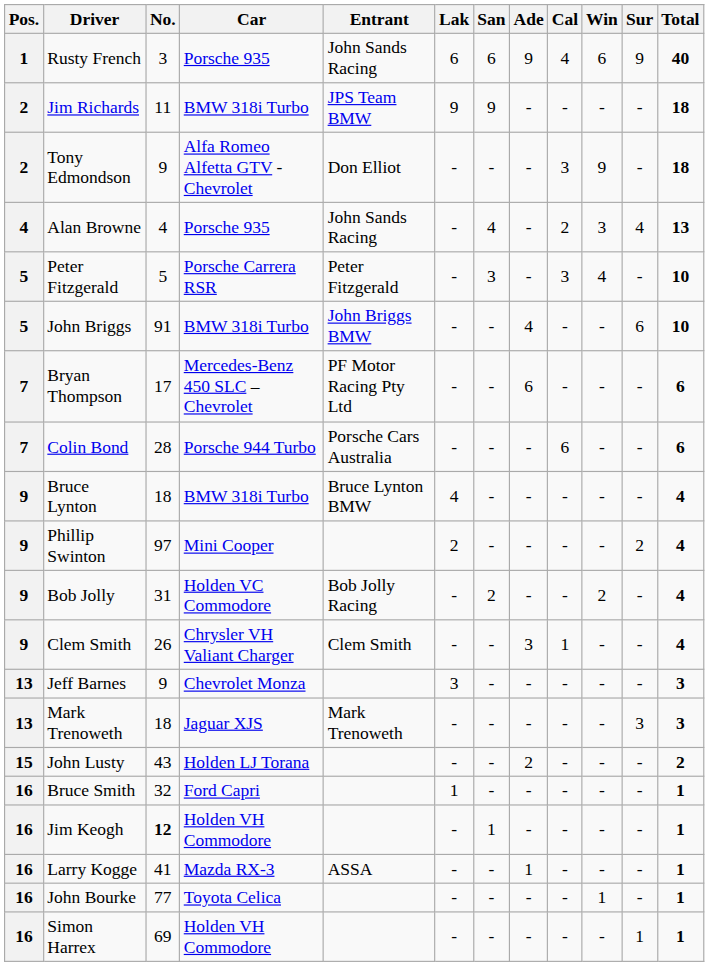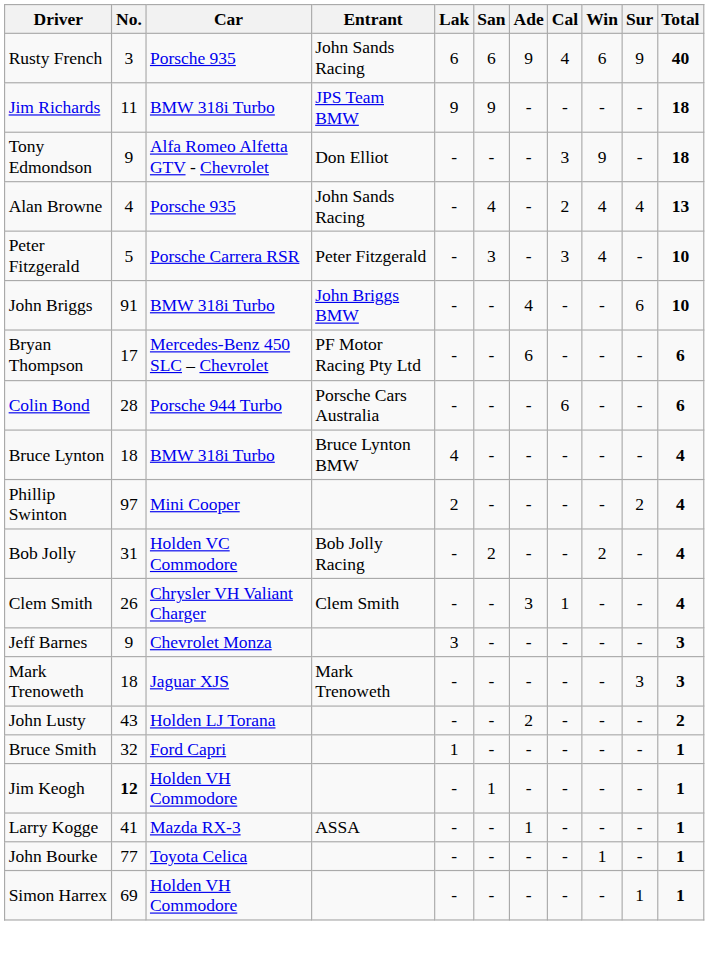- column: (24, 19)
(602, 227) 3 -> (602, 206) 4
